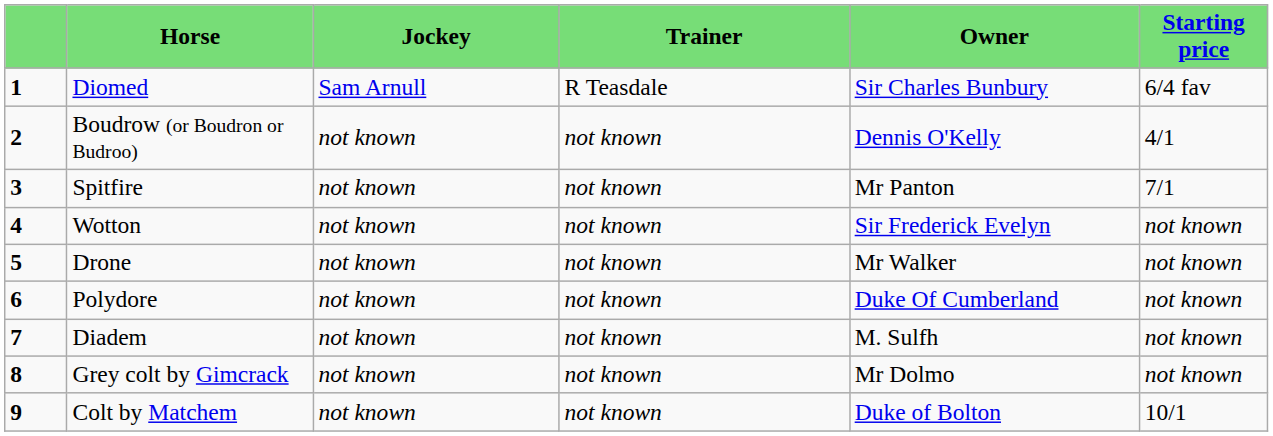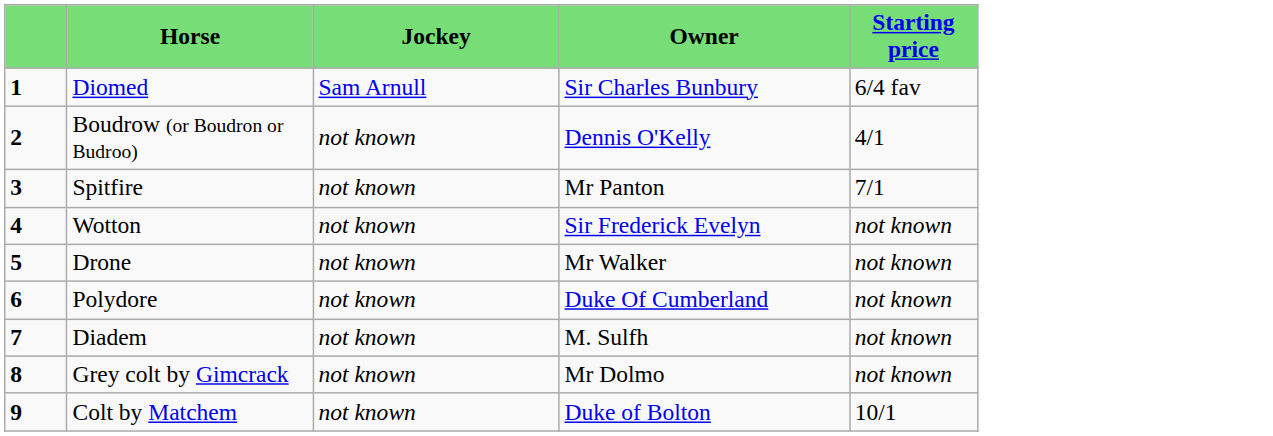- column: (704, 36)
